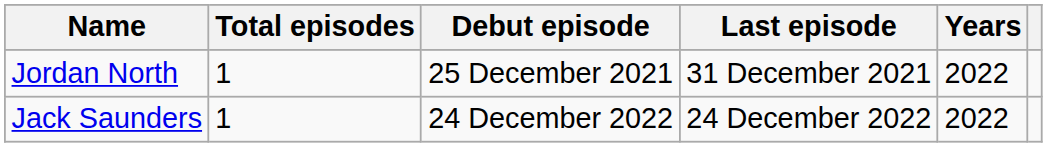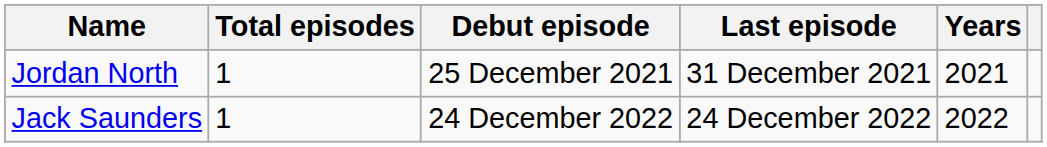(977, 73) 2022 -> (977, 73) 2021
